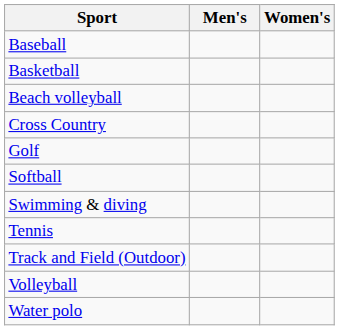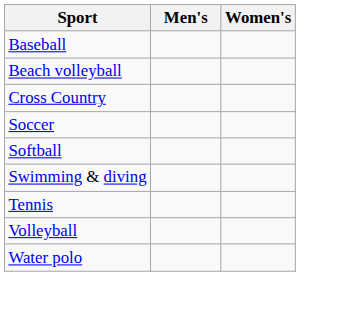- row: (44, 71)
- row: (24, 151)
+ row: (31, 124)
- row: (97, 257)
